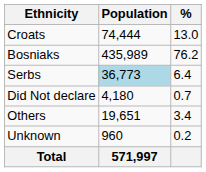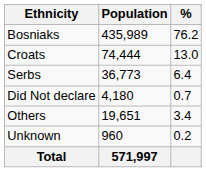rows swapped: (33, 55) <-> (26, 34)
(121, 75) lightblue background -> (121, 75) no background
